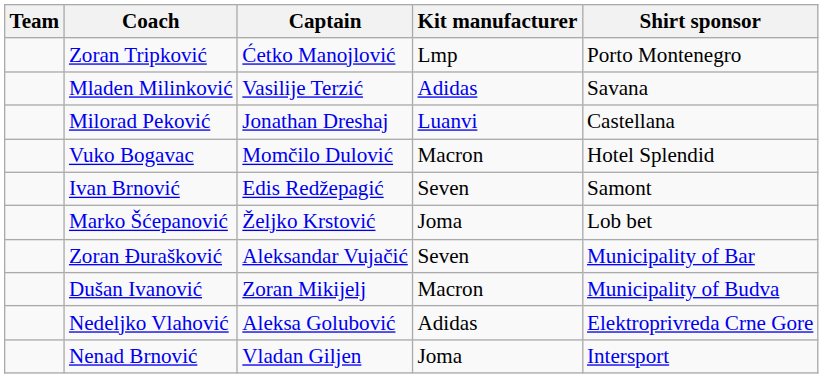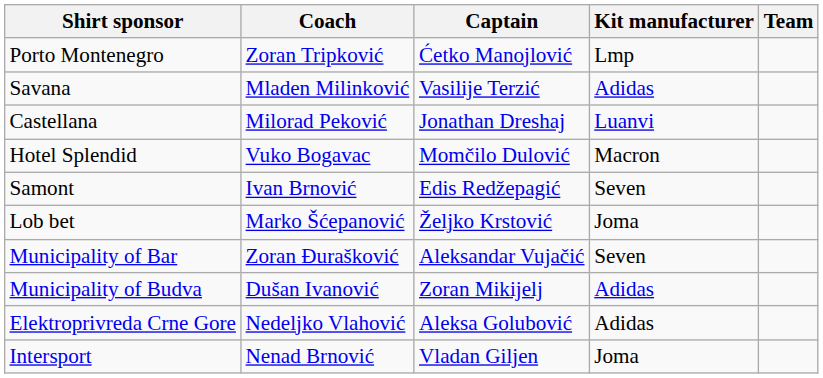columns swapped: (34, 21) <-> (700, 21)
(450, 289) Macron -> (624, 289) Adidas
